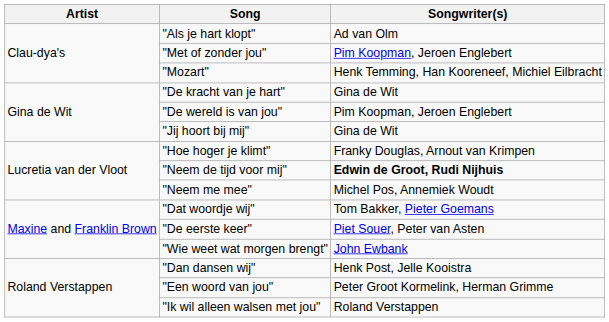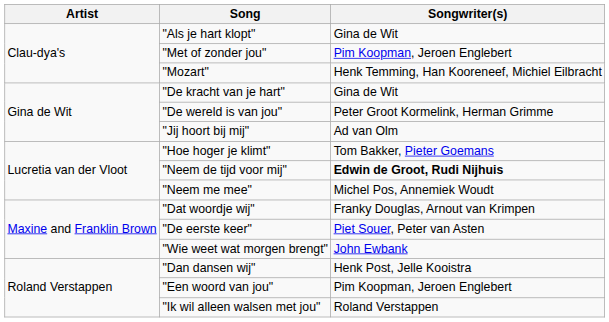(366, 33) Ad van Olm -> (366, 33) Gina de Wit
(423, 111) Pim Koopman, Jeroen Englebert -> (444, 111) Peter Groot Kormelink, Herman Grimme
(366, 131) Gina de Wit -> (366, 131) Ad van Olm
(434, 151) Franky Douglas, Arnout van Krimpen -> (414, 151) Tom Bakker, Pieter Goemans
(414, 209) Tom Bakker, Pieter Goemans -> (434, 209) Franky Douglas, Arnout van Krimpen
(444, 287) Peter Groot Kormelink, Herman Grimme -> (423, 287) Pim Koopman, Jeroen Englebert
